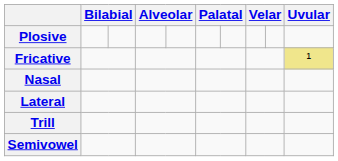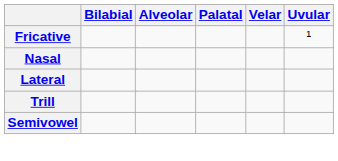- row: (43, 36)
(309, 58) khaki background -> (309, 36) no background
